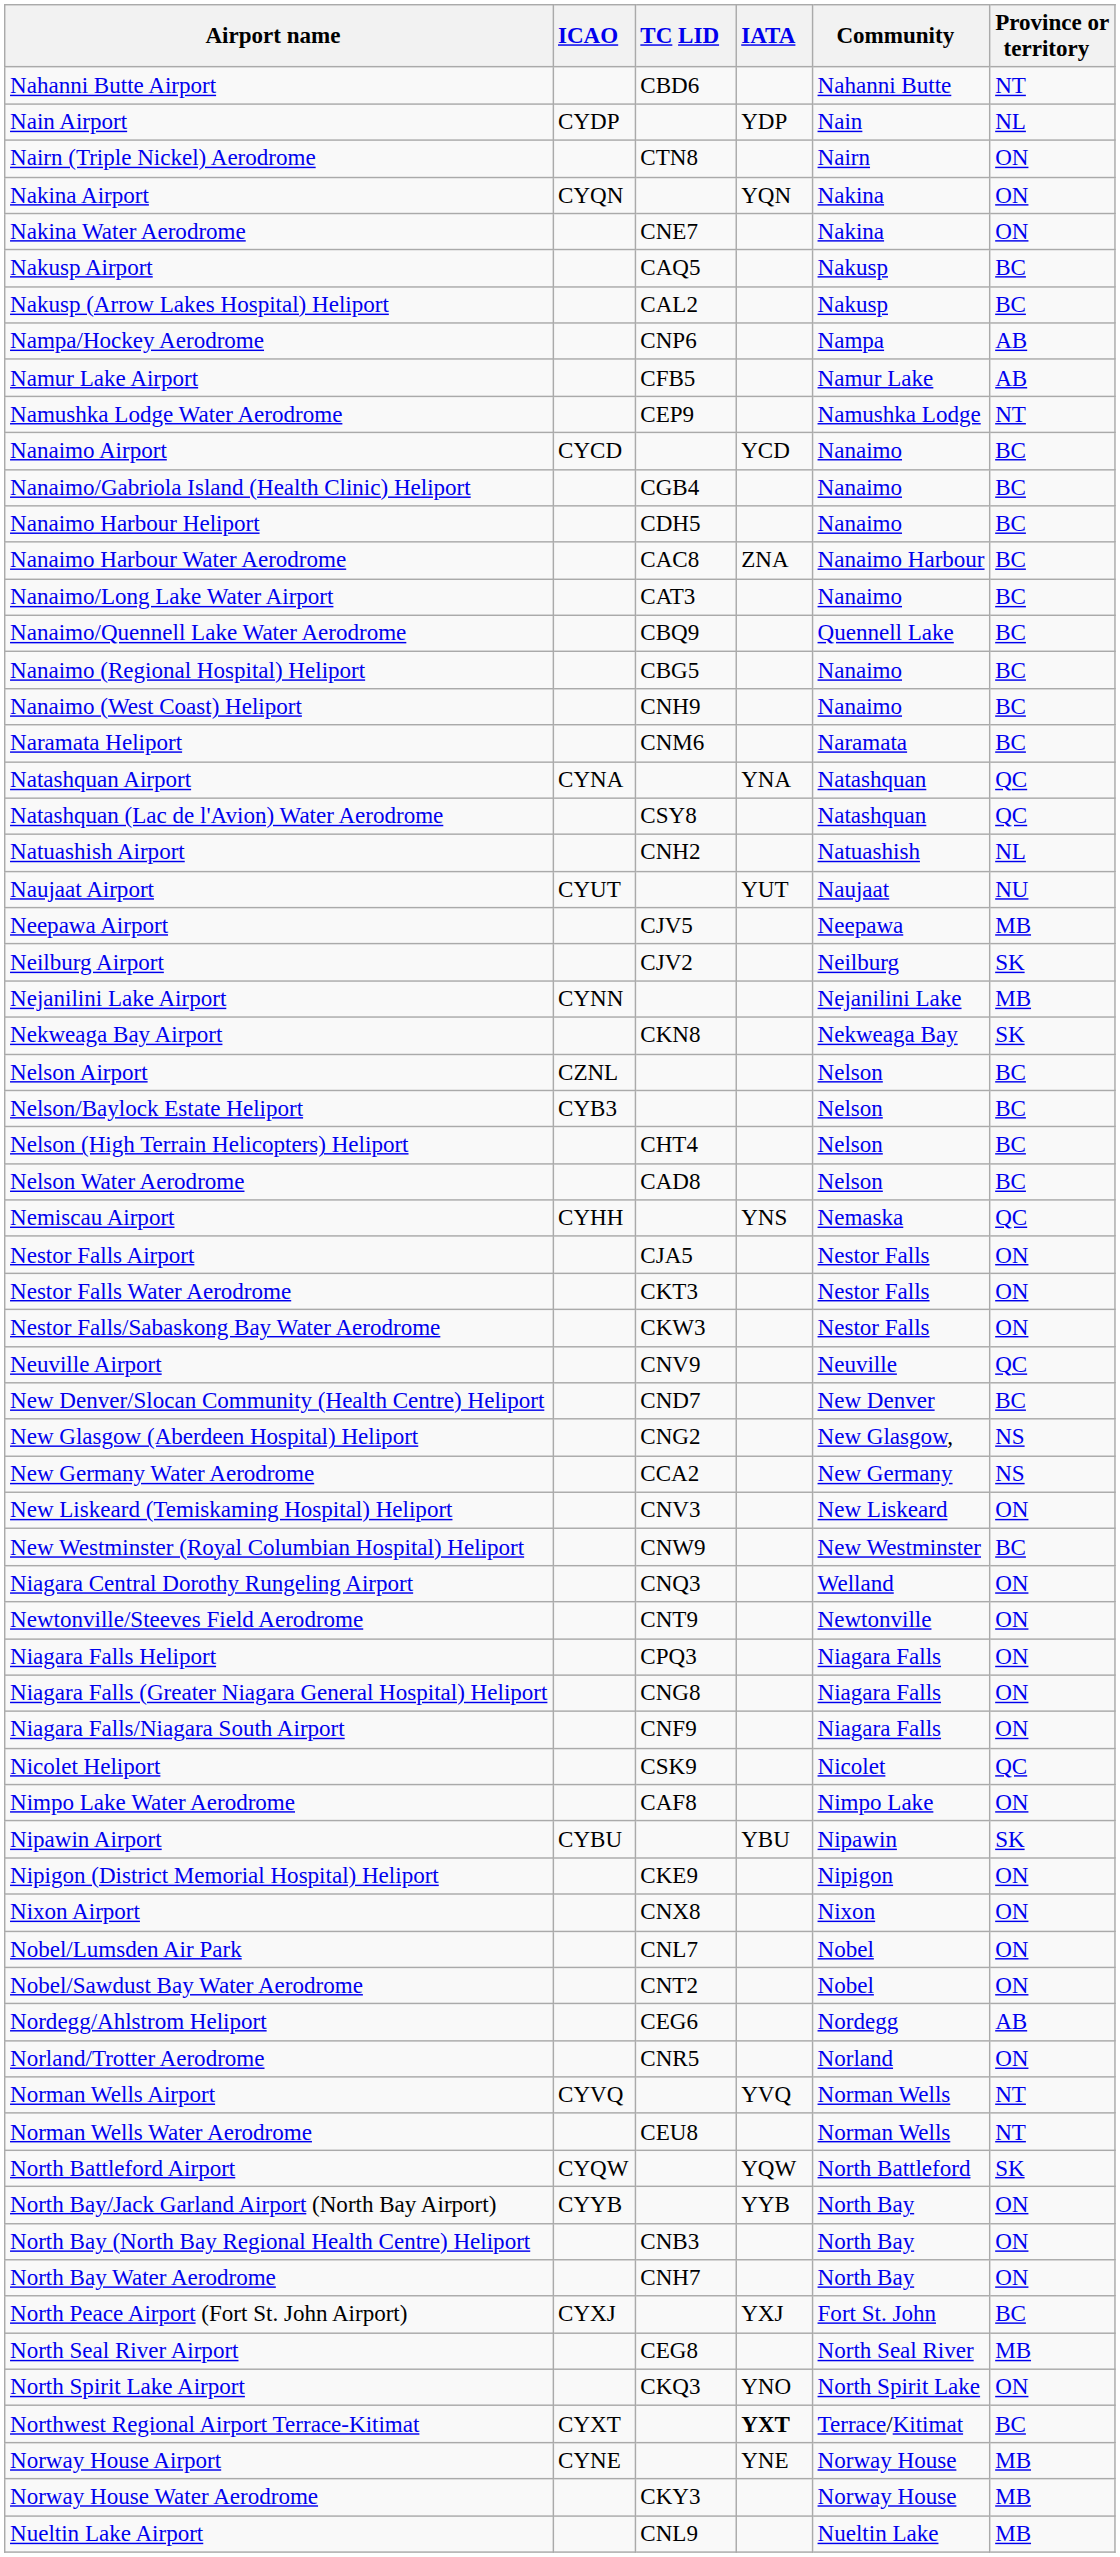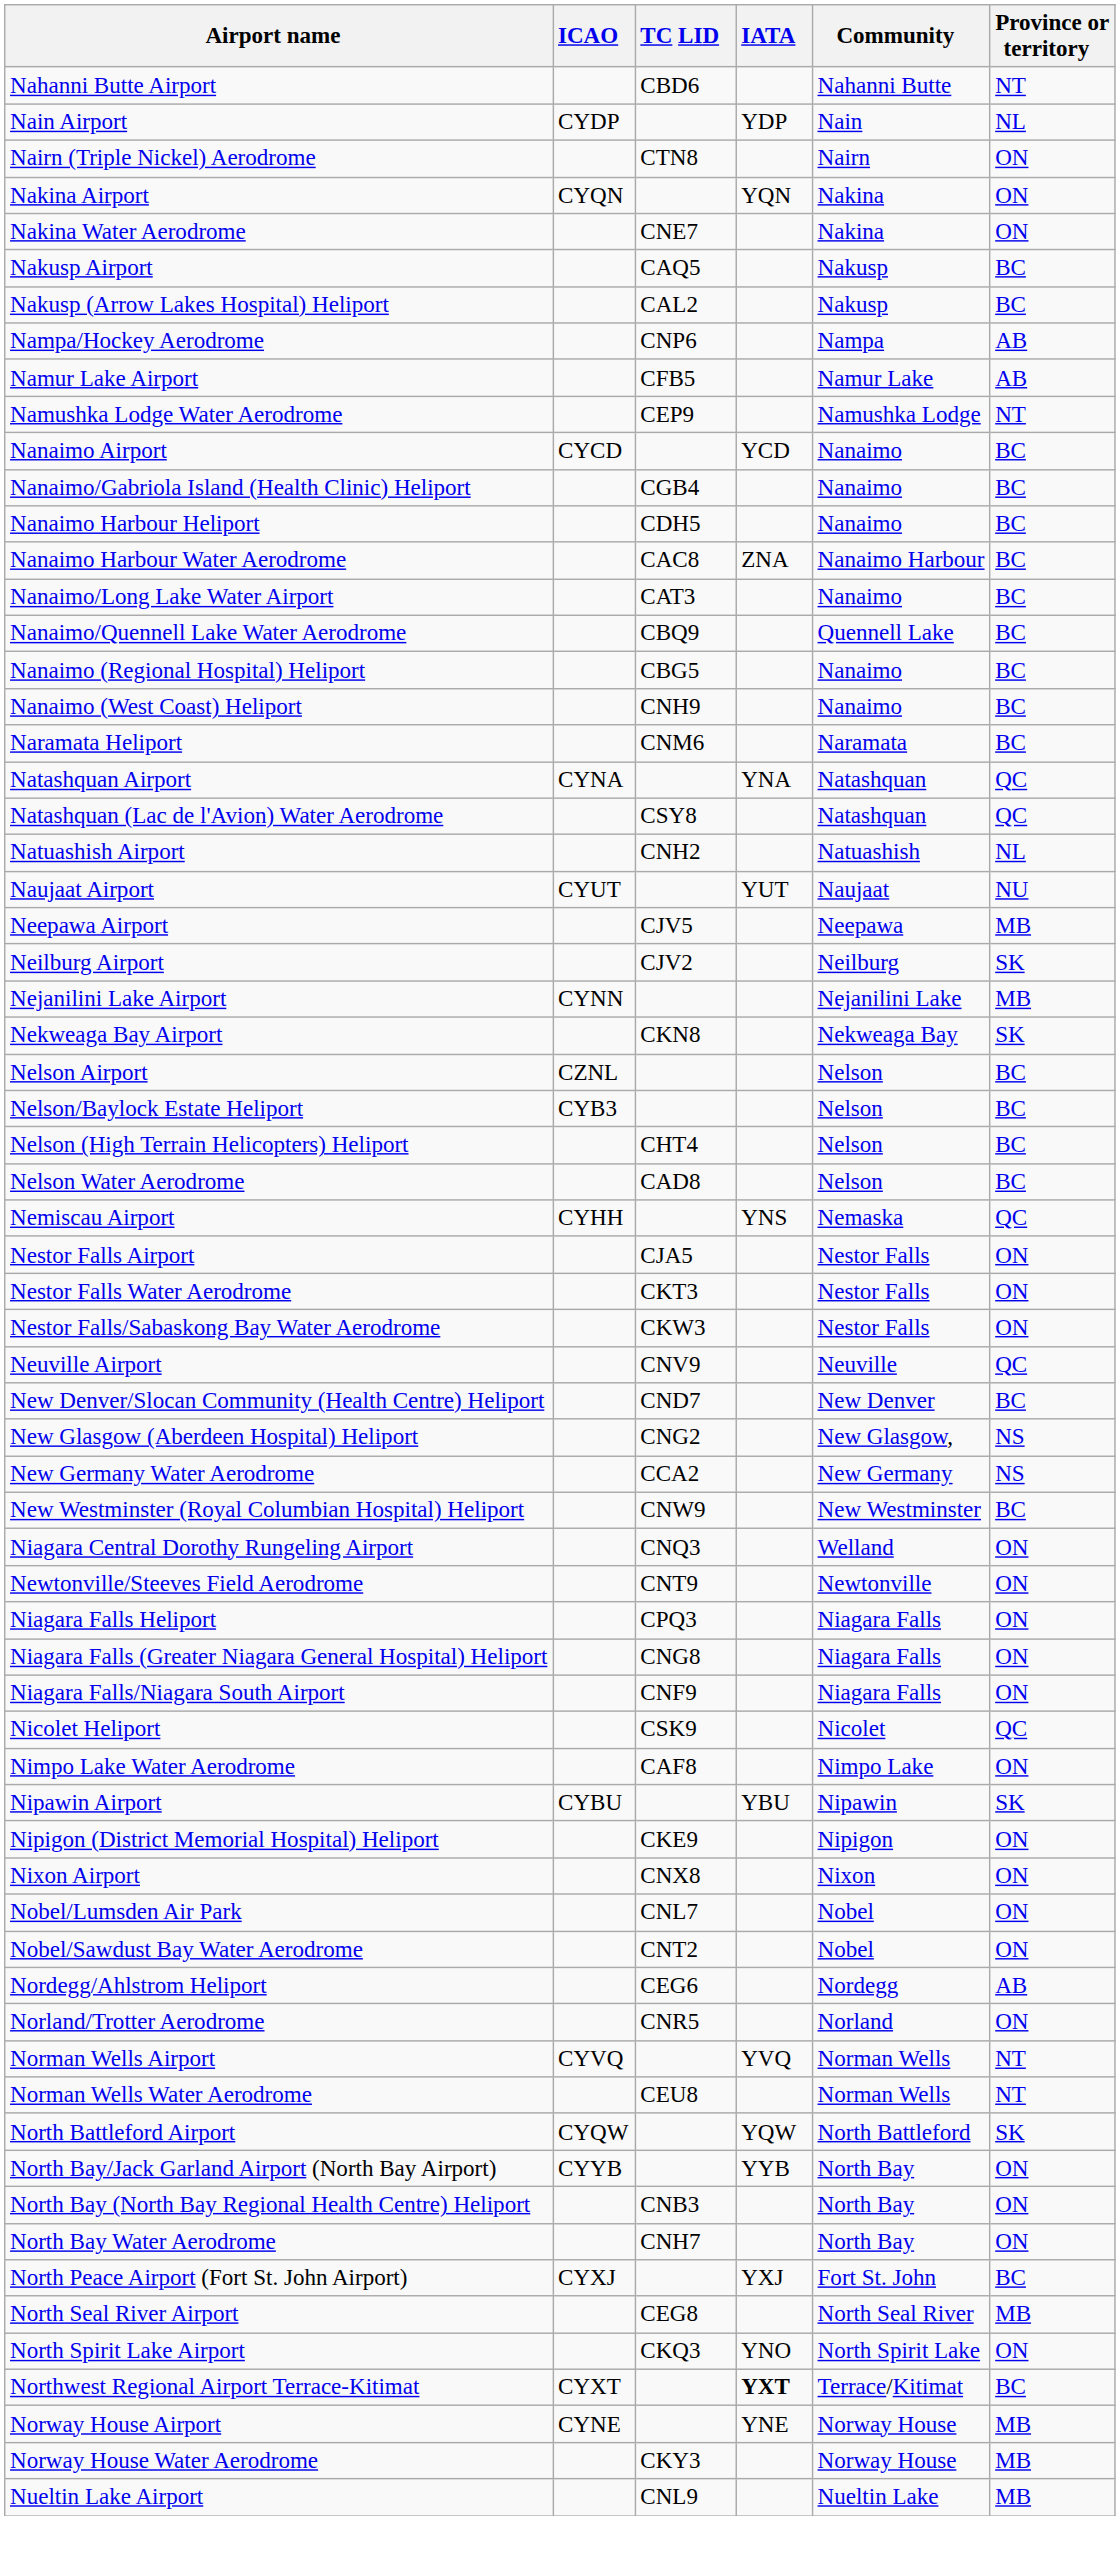- row: (231, 1510)
